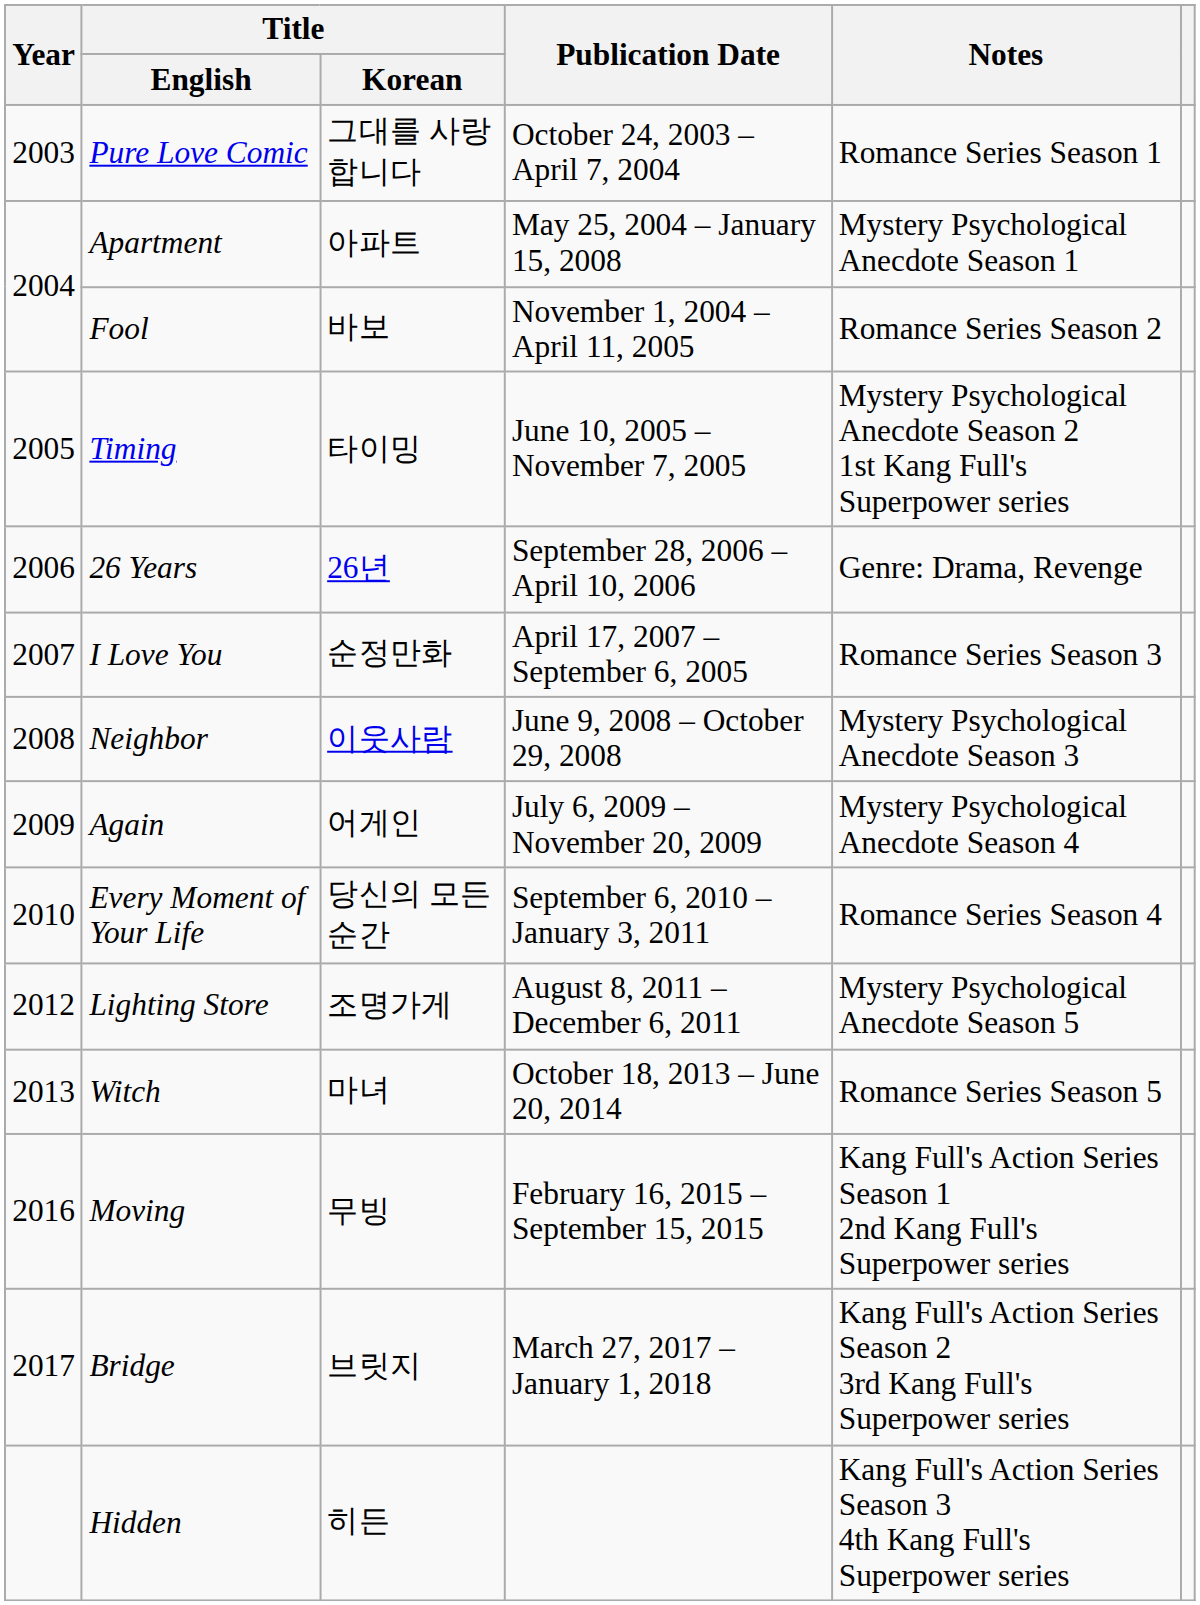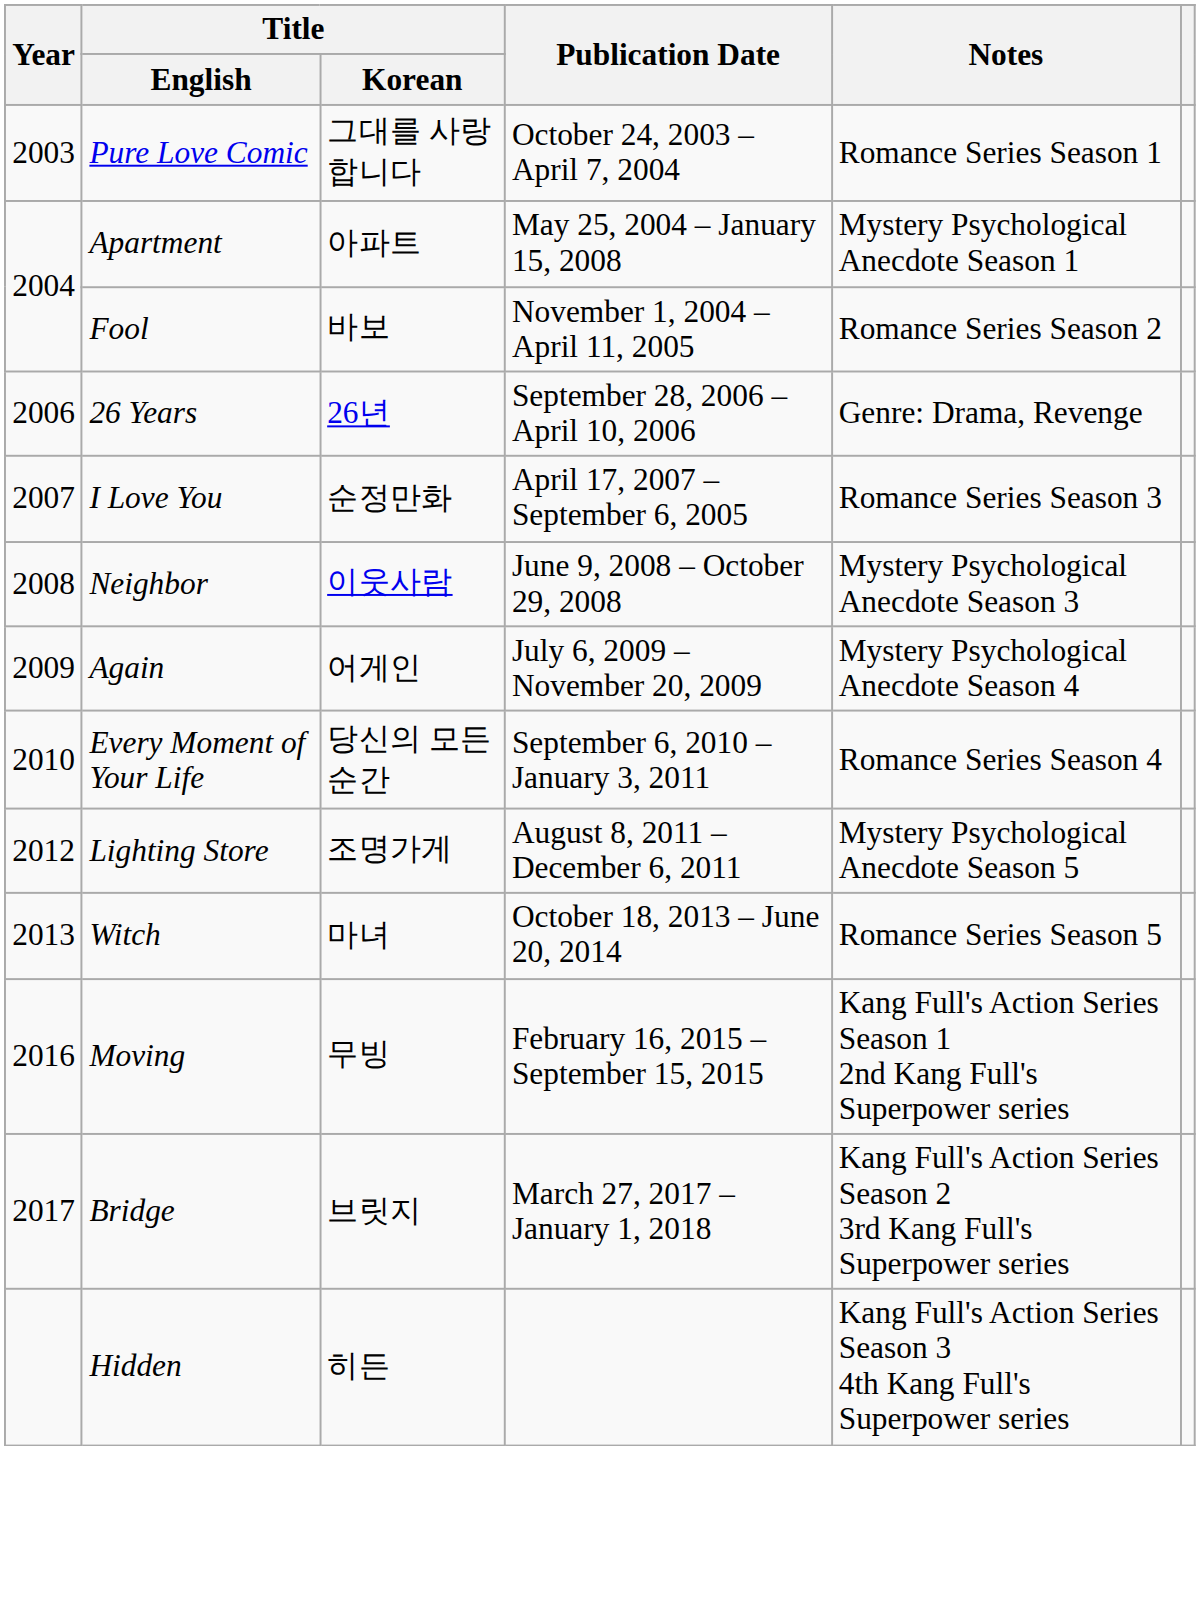- row: (133, 448)
